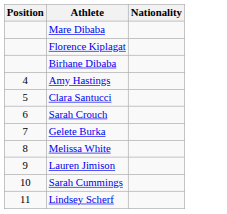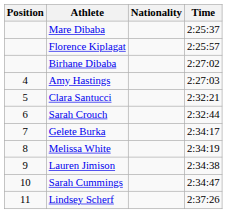+ column: (203, 13)
